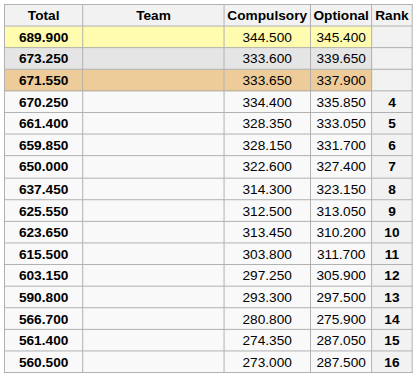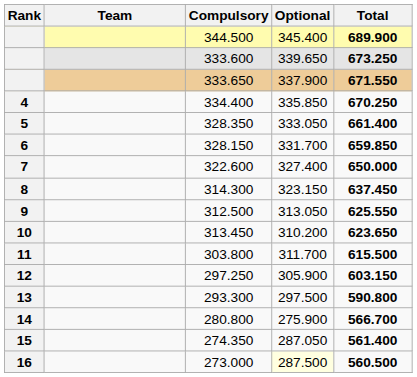columns swapped: (392, 15) <-> (44, 15)
(341, 362) no background -> (303, 362) lightyellow background
